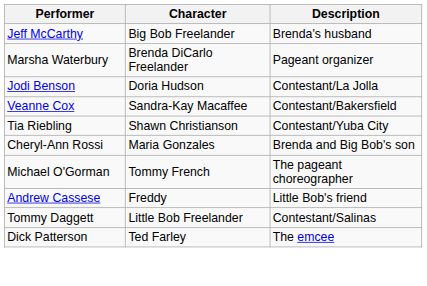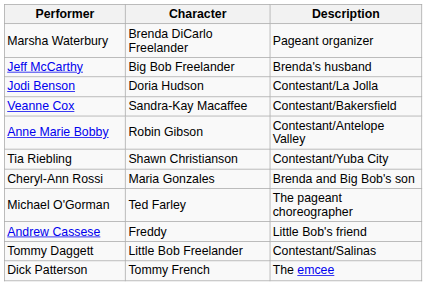rows swapped: (58, 60) <-> (45, 33)
+ row: (58, 132)
(169, 171) Tommy French -> (157, 205) Ted Farley
(157, 237) Ted Farley -> (169, 270) Tommy French
